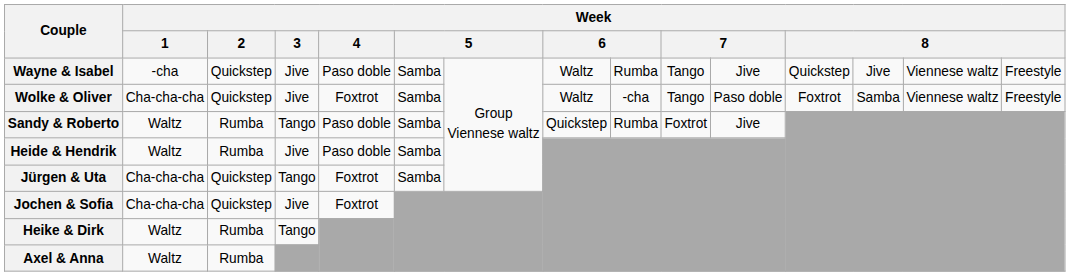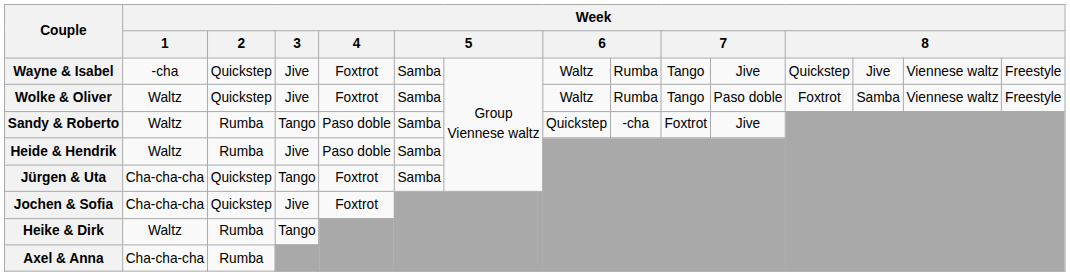(357, 70) Paso doble -> (357, 70) Foxtrot
(165, 97) Cha-cha-cha -> (165, 97) Waltz
(636, 97) -cha -> (636, 97) Rumba
(636, 124) Rumba -> (636, 124) -cha
(165, 257) Waltz -> (165, 257) Cha-cha-cha
